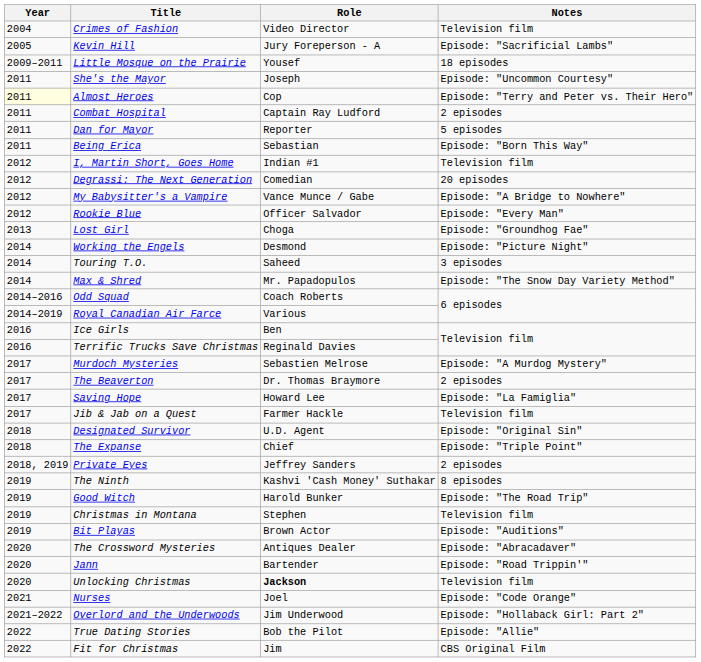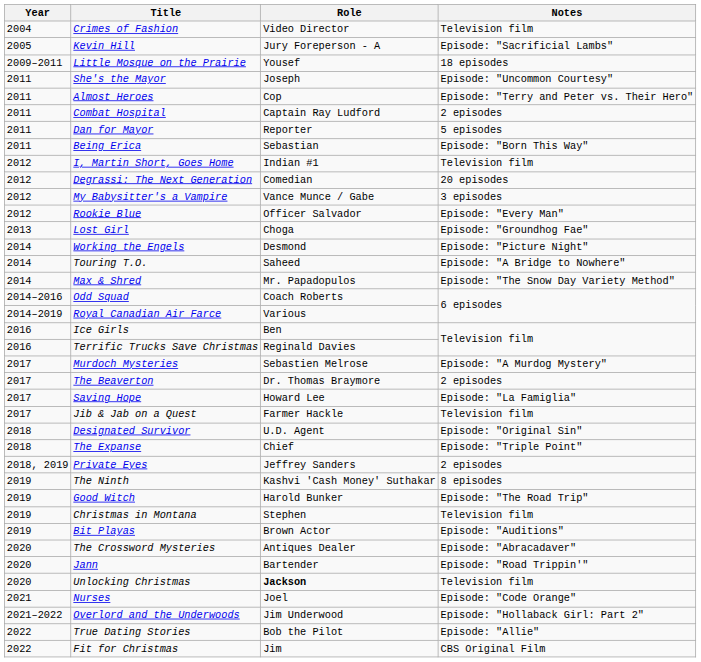(19, 96) lightyellow background -> (19, 96) no background
(533, 197) Episode: "A Bridge to Nowhere" -> (471, 197) 3 episodes
(471, 264) 3 episodes -> (533, 264) Episode: "A Bridge to Nowhere"
